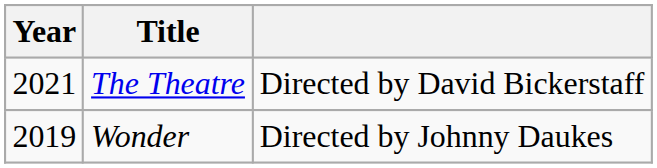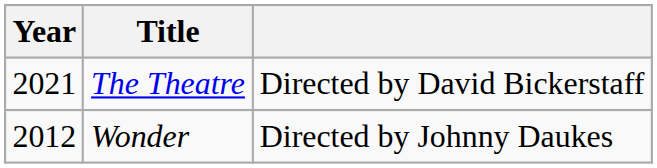(44, 136) 2019 -> (44, 136) 2012
